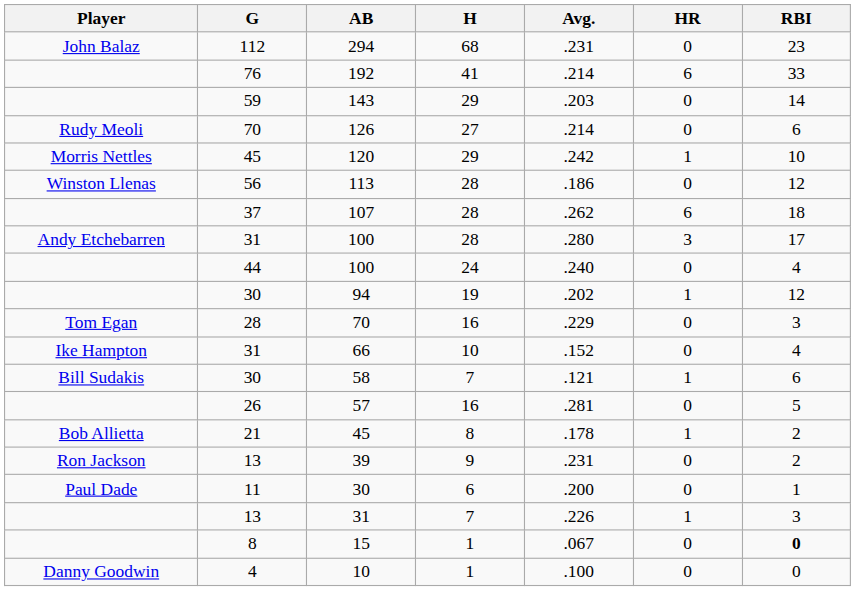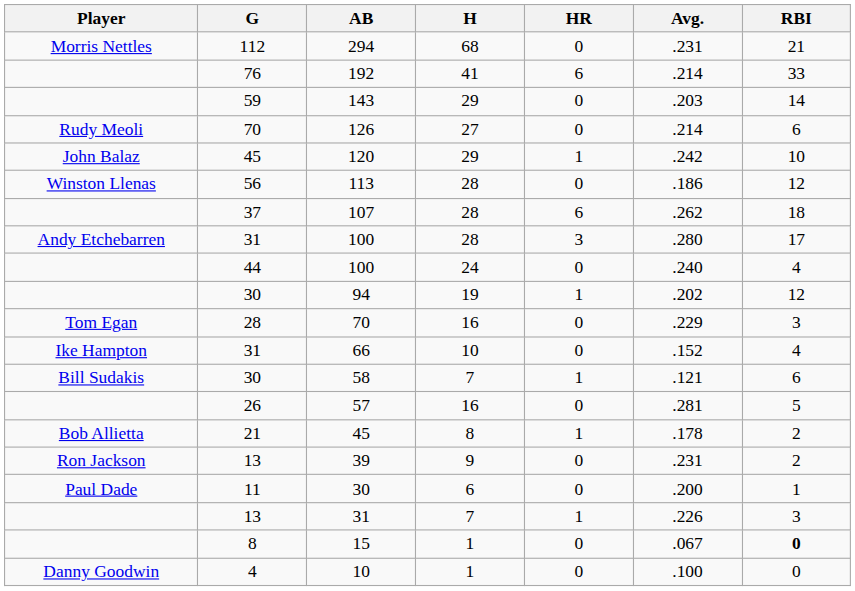columns swapped: (579, 18) <-> (688, 18)
(101, 45) John Balaz -> (101, 45) Morris Nettles
(796, 45) 23 -> (796, 45) 21
(101, 156) Morris Nettles -> (101, 156) John Balaz
